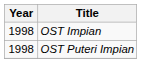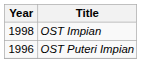(21, 49) 1998 -> (21, 49) 1996
